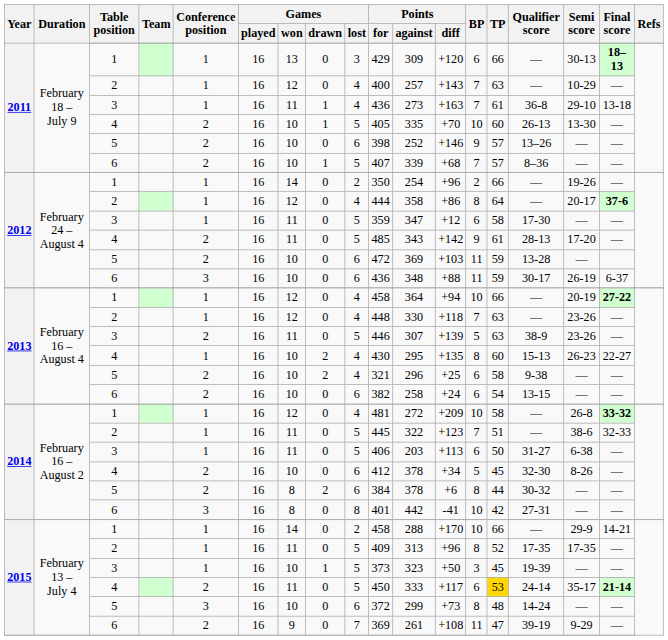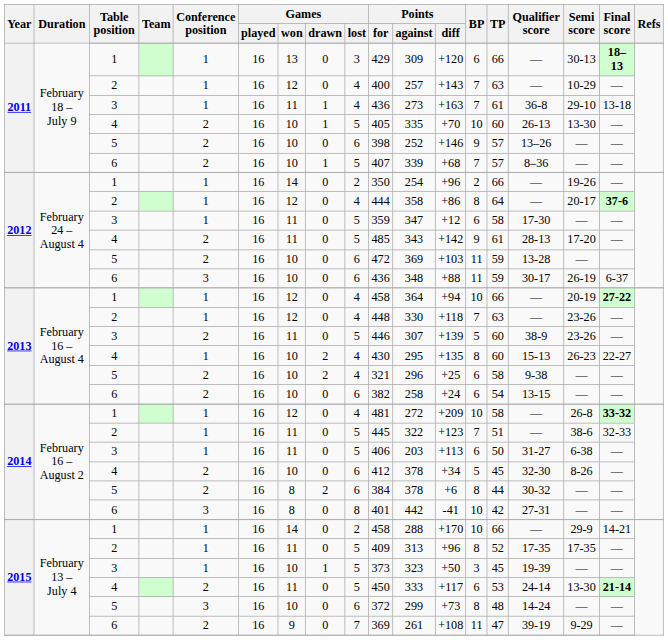(498, 336) 63 -> (498, 336) 60
(498, 587) gold background -> (498, 587) no background
(582, 587) 35-17 -> (582, 587) 13-30
